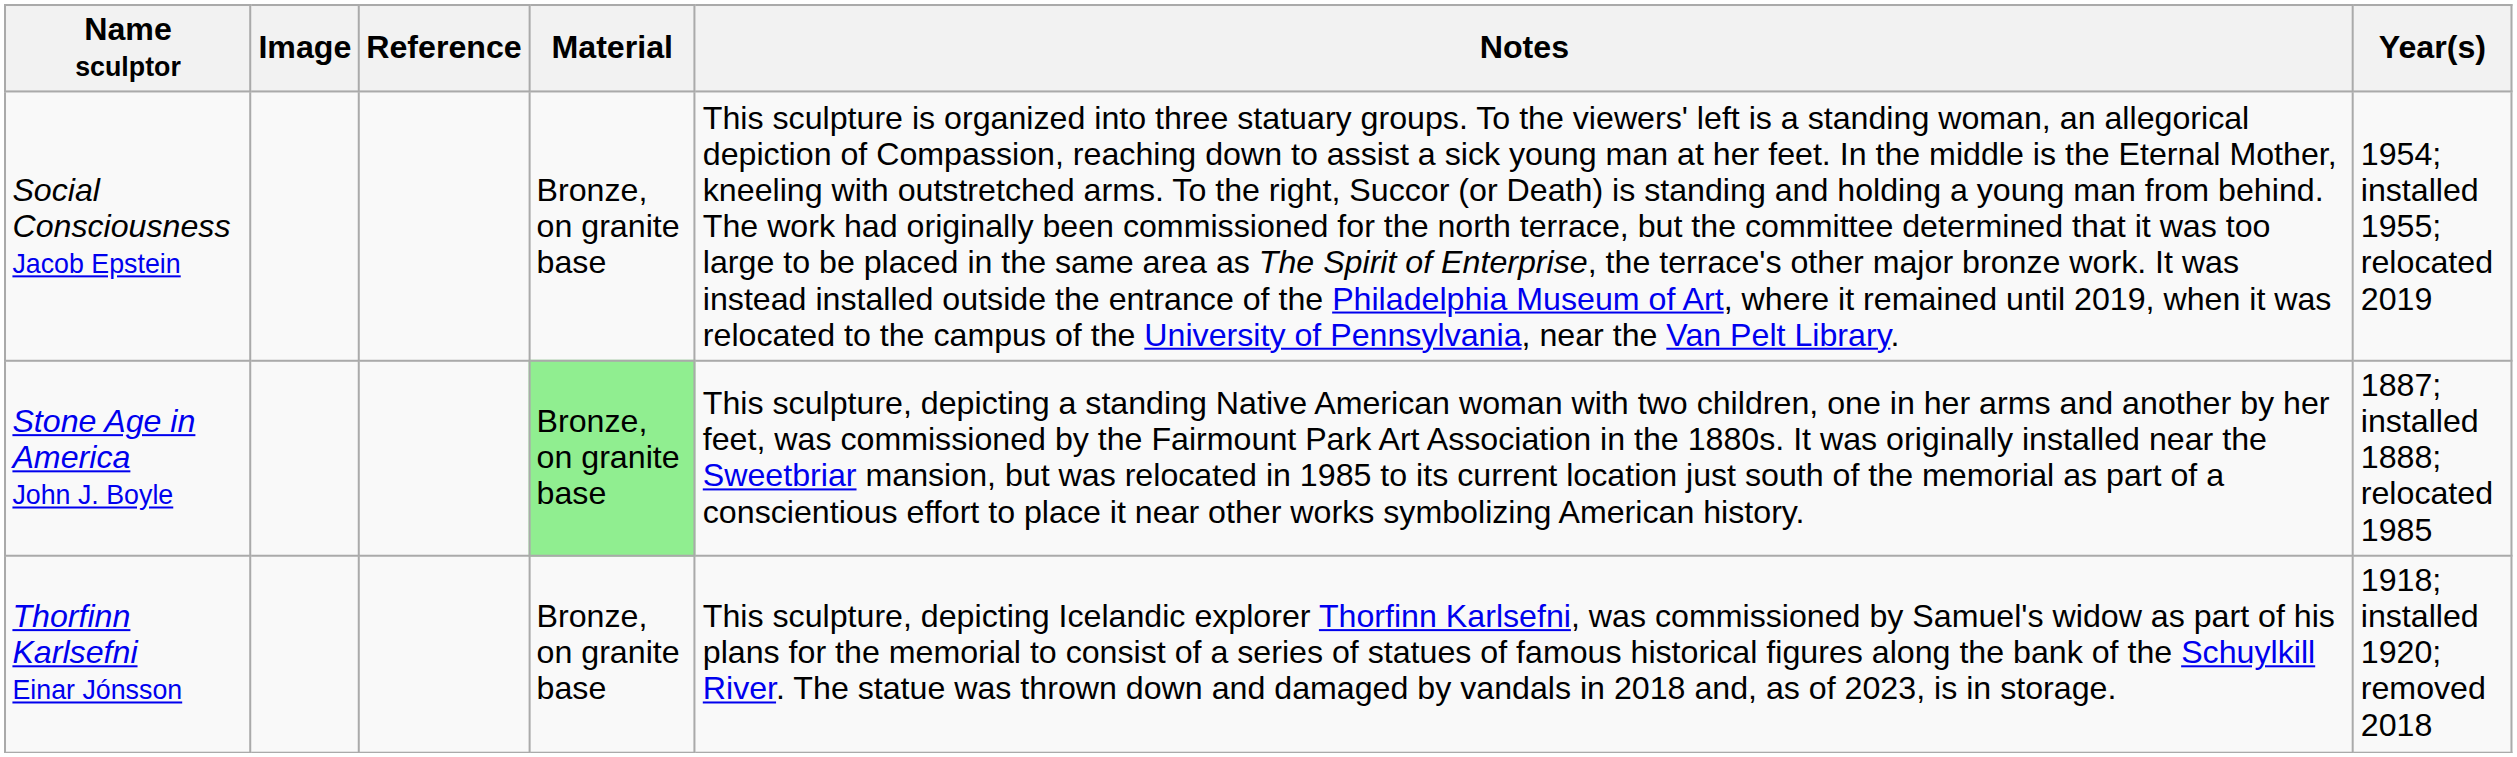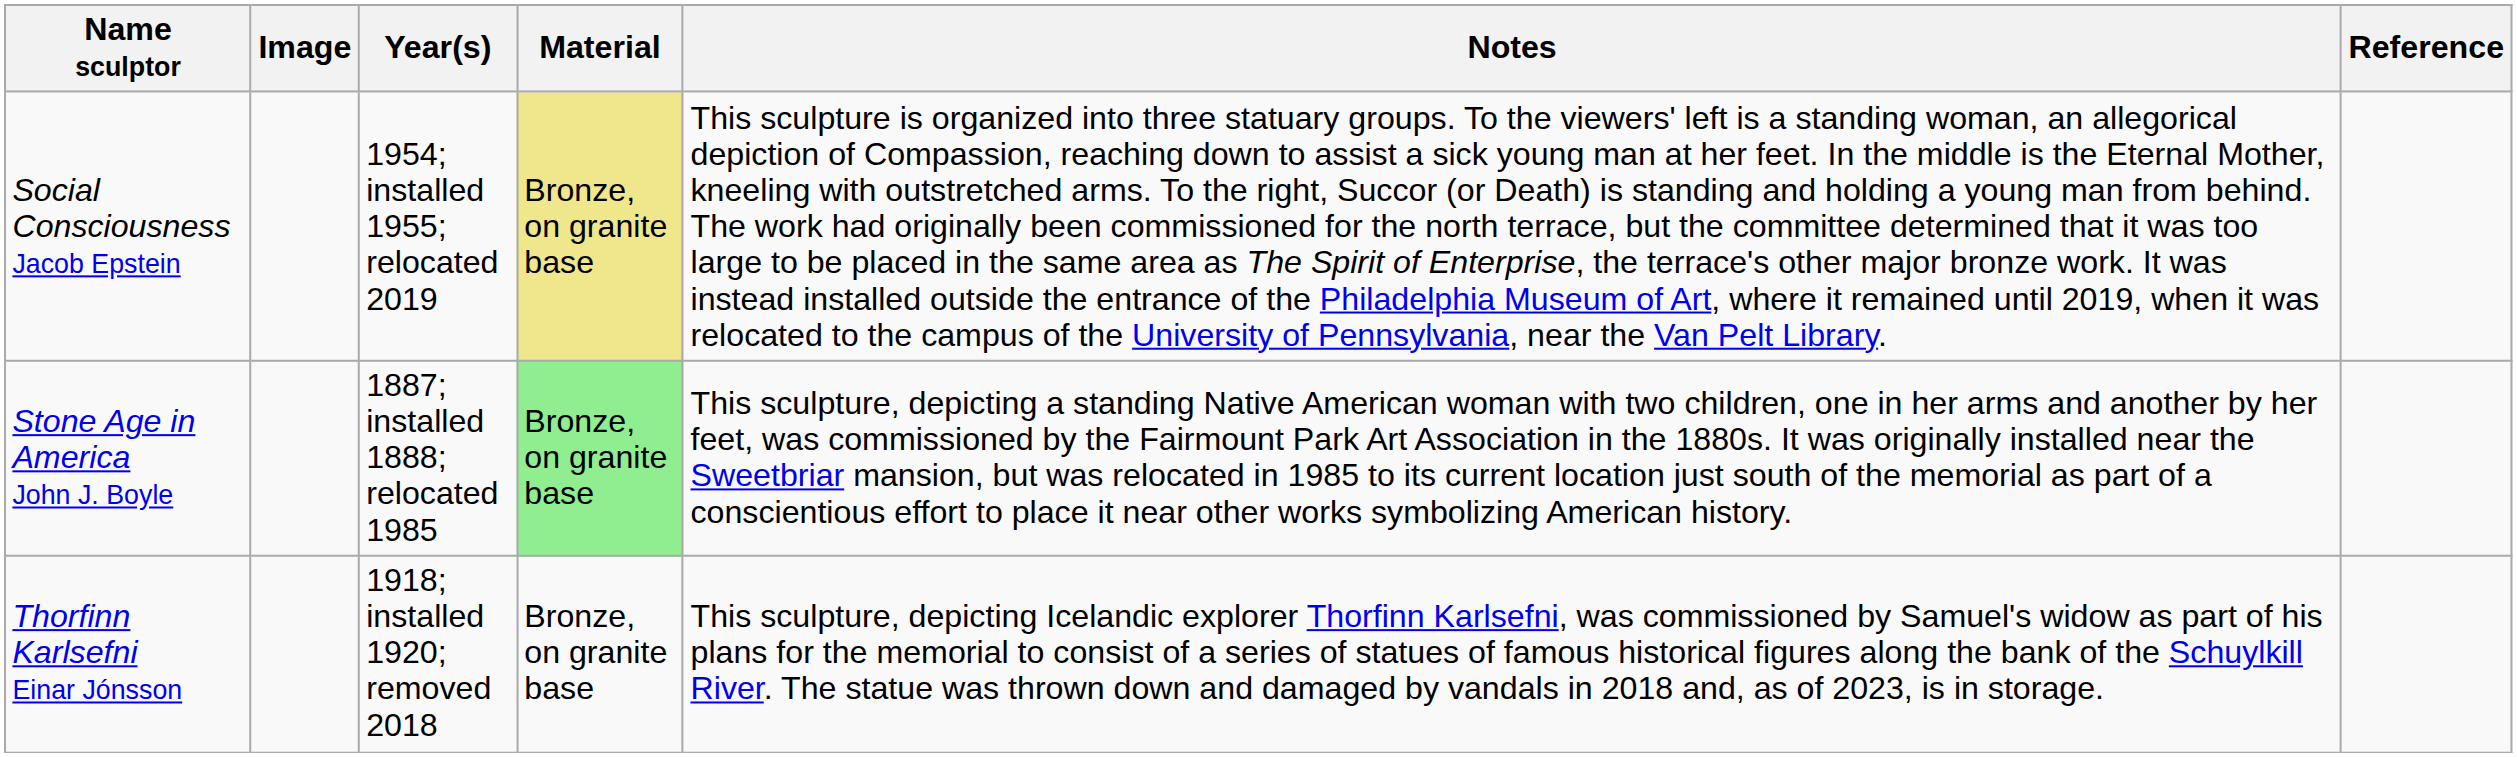columns swapped: (2432, 48) <-> (444, 48)
(608, 225) no background -> (596, 225) khaki background
